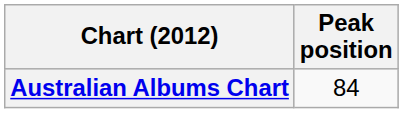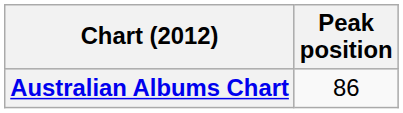(346, 88) 84 -> (346, 88) 86
